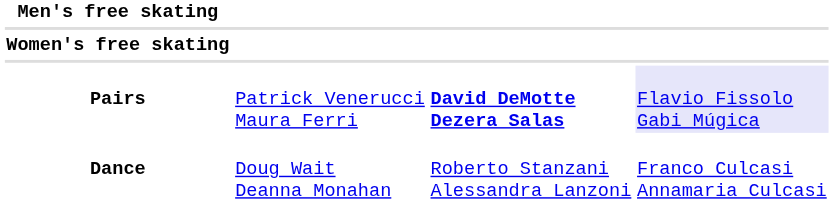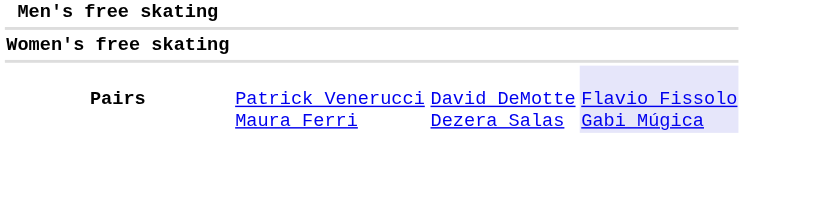(503, 110) bold -> (503, 110) normal
- row: (118, 169)
